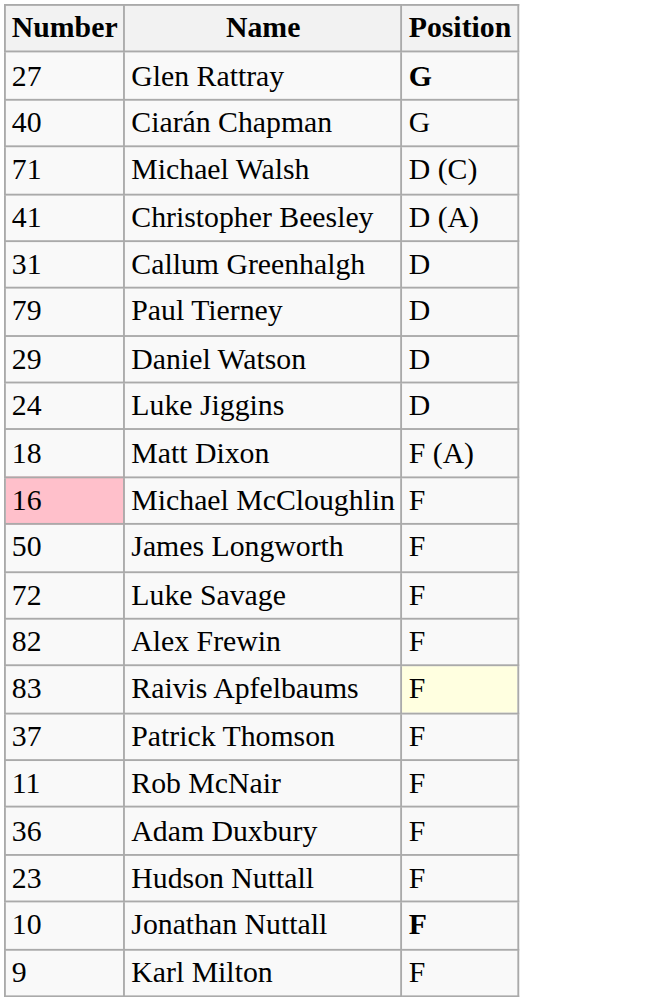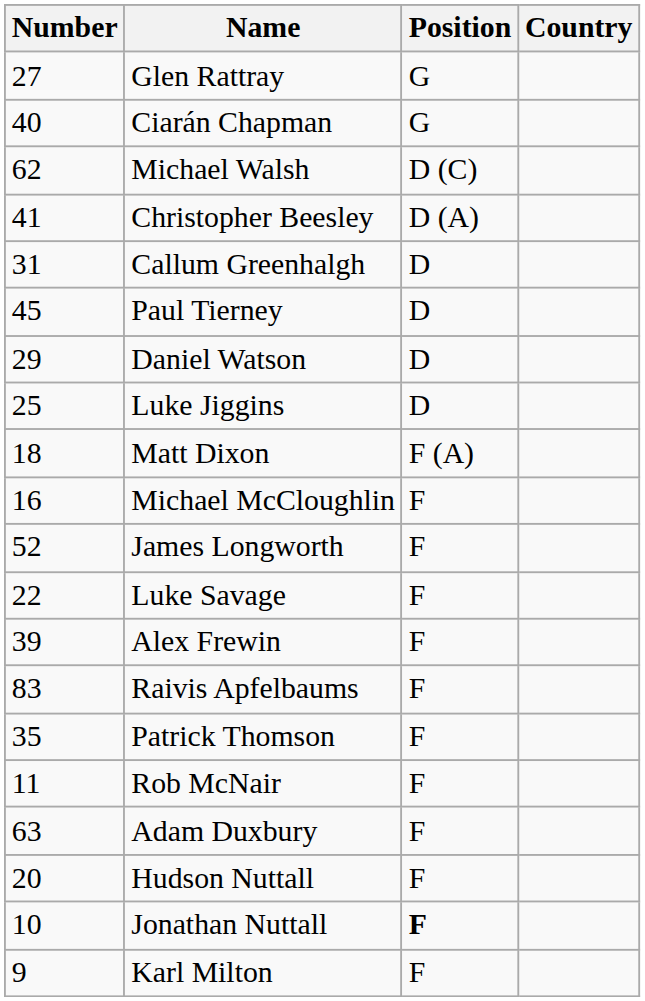+ column: (579, 28)
(420, 75) bold -> (419, 75) normal
(27, 169) 71 -> (27, 169) 62
(27, 311) 79 -> (27, 311) 45
(27, 405) 24 -> (27, 405) 25
(27, 500) pink background -> (27, 500) no background
(27, 547) 50 -> (27, 547) 52
(27, 594) 72 -> (27, 594) 22
(27, 641) 82 -> (27, 641) 39
(417, 688) lightyellow background -> (417, 688) no background
(27, 736) 37 -> (27, 736) 35
(27, 830) 36 -> (27, 830) 63
(27, 877) 23 -> (27, 877) 20
